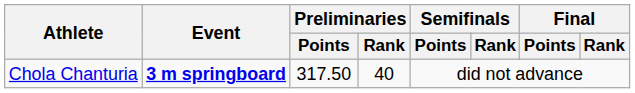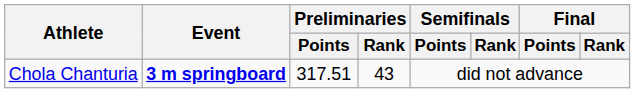(324, 74) 317.50 -> (324, 74) 317.51
(384, 74) 40 -> (384, 74) 43
